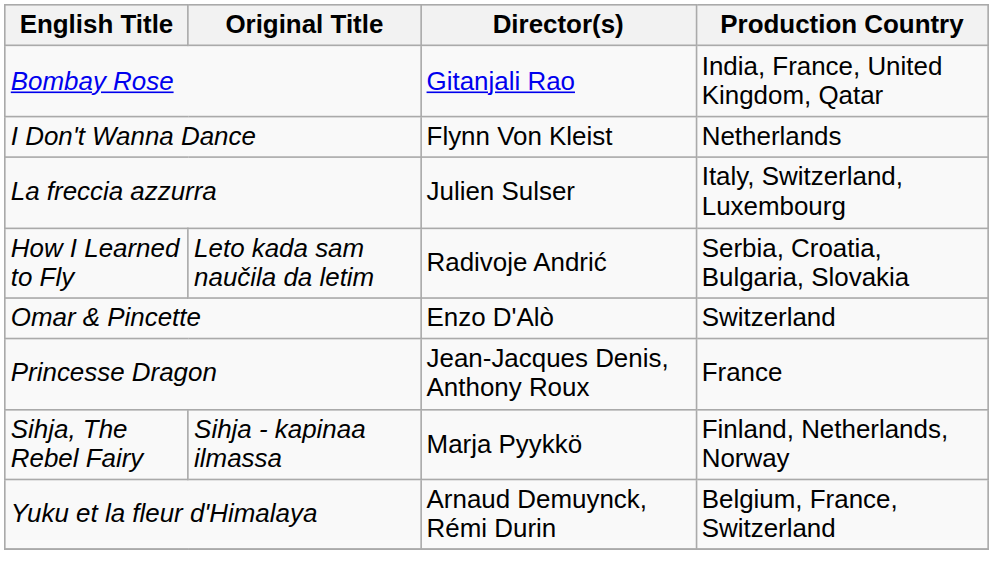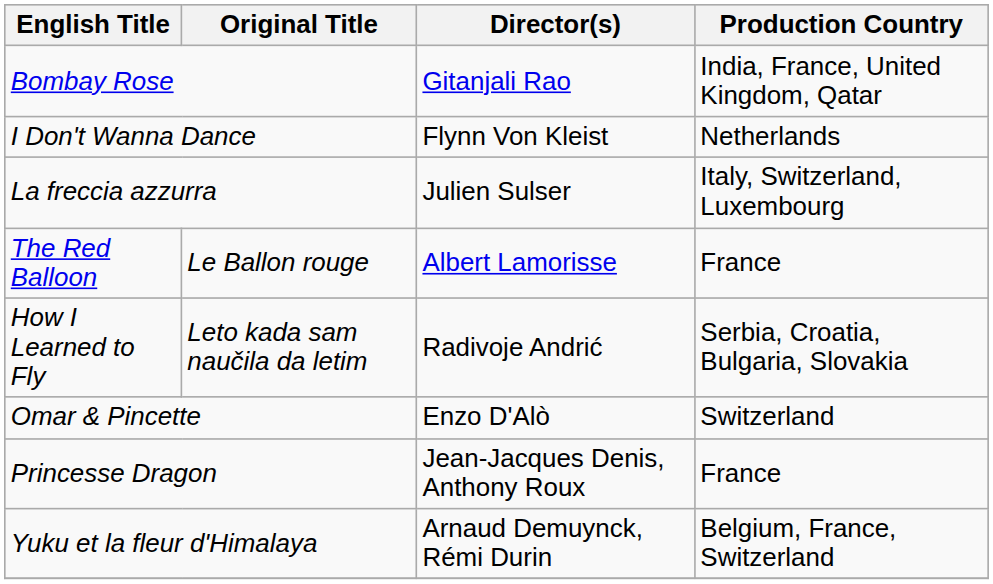+ row: (60, 262)
- row: (77, 444)
